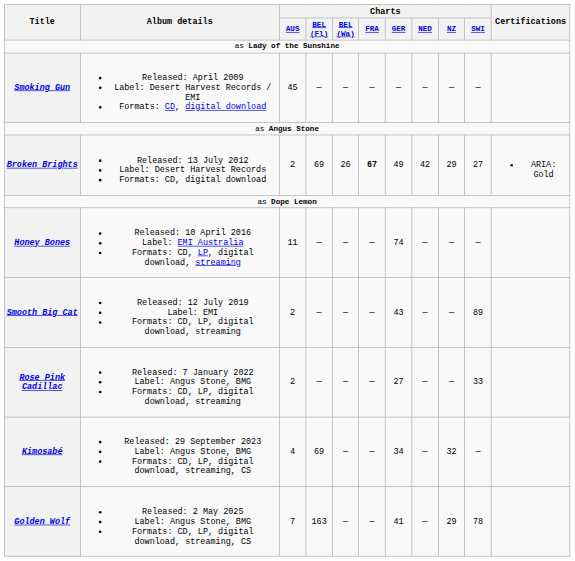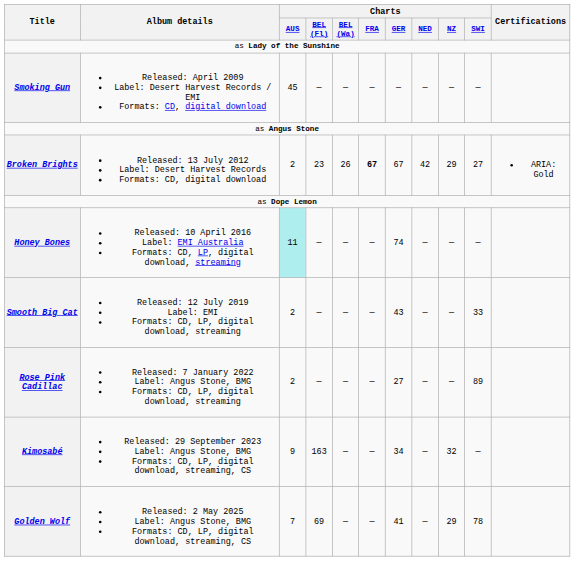(319, 165) 69 -> (319, 165) 23
(399, 165) 49 -> (399, 165) 67
(293, 243) no background -> (293, 243) paleturquoise background
(478, 312) 89 -> (478, 312) 33
(478, 382) 33 -> (478, 382) 89
(293, 452) 4 -> (293, 452) 9
(319, 452) 69 -> (319, 452) 163
(319, 521) 163 -> (319, 521) 69
